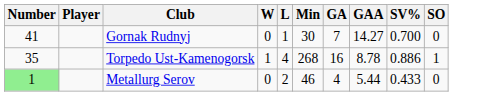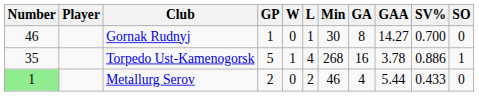+ column: (270, 15)
(32, 36) 41 -> (32, 36) 46
(337, 36) 7 -> (362, 36) 8
(368, 58) 8.78 -> (394, 58) 3.78
